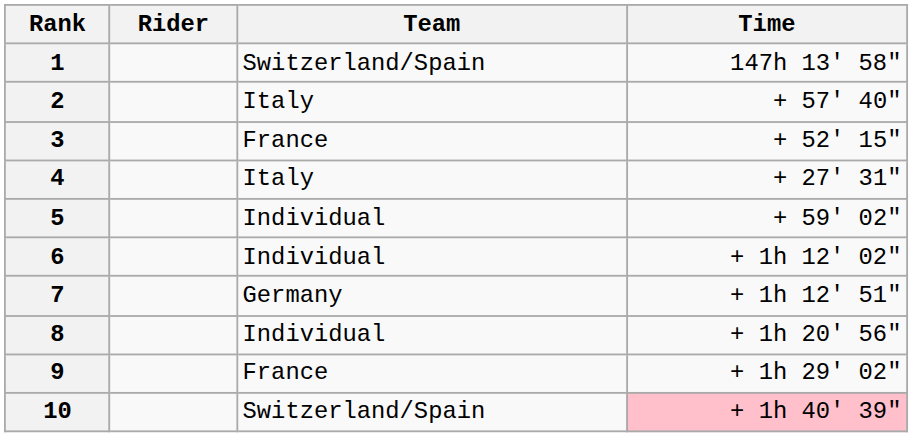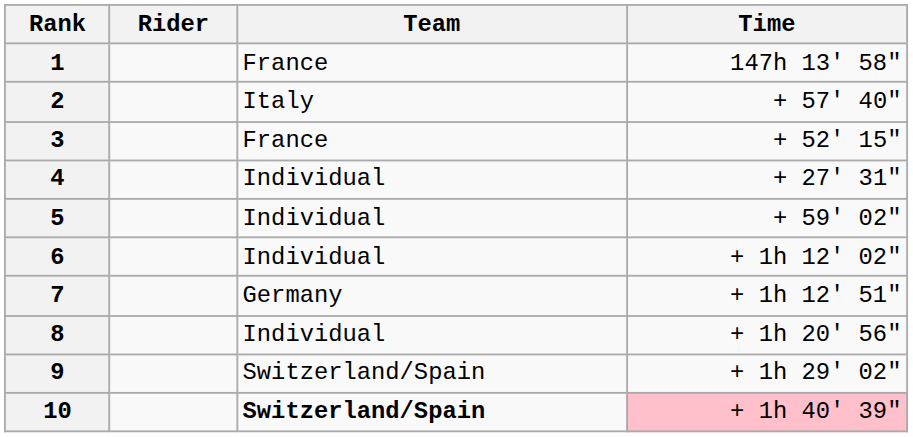(364, 63) Switzerland/Spain -> (285, 63) France
(278, 179) Italy -> (314, 179) Individual
(285, 373) France -> (364, 373) Switzerland/Spain
(364, 412) normal -> (364, 412) bold
